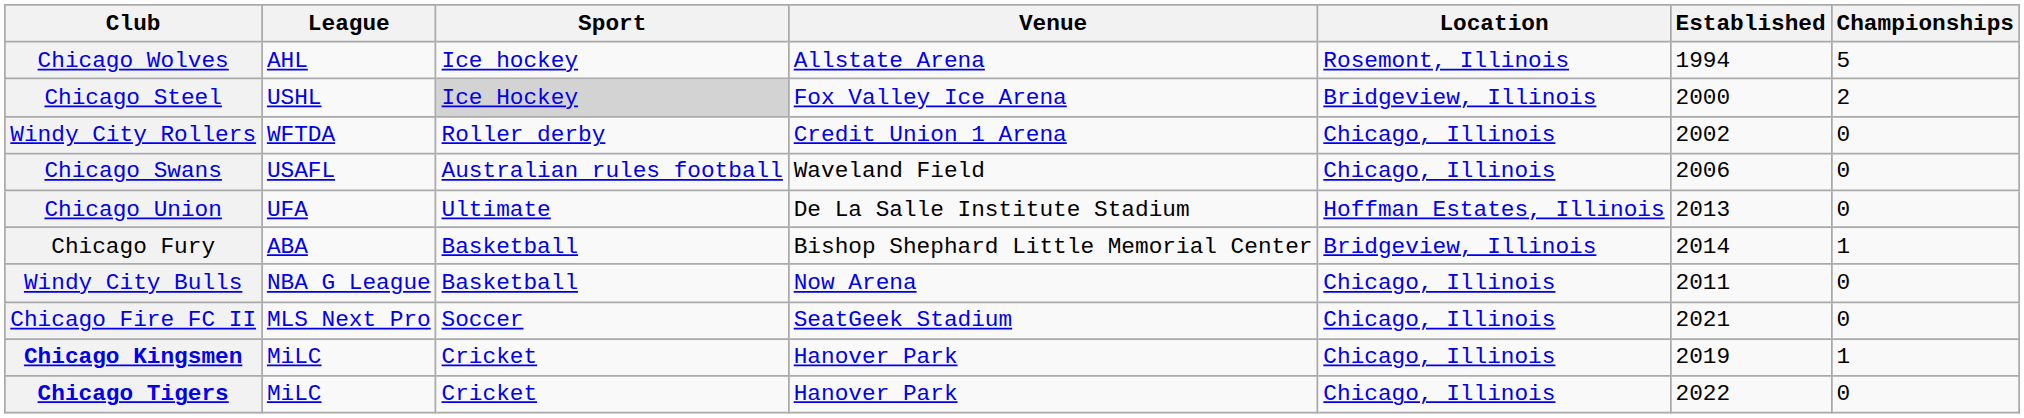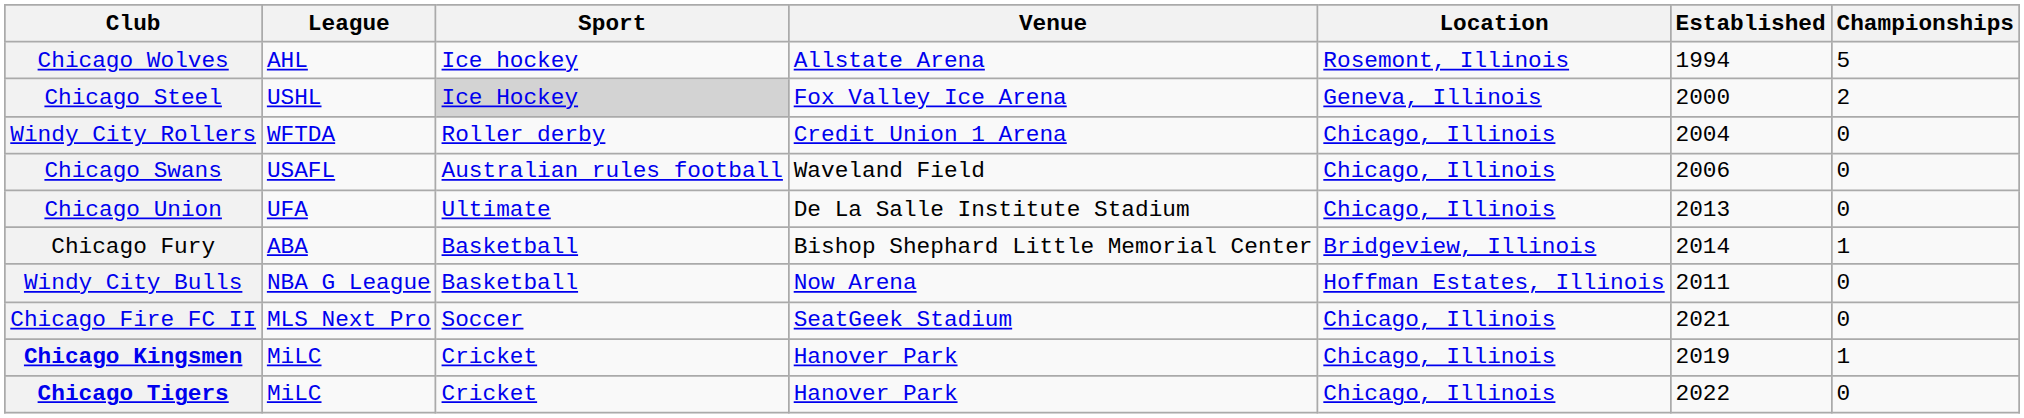(1460, 98) Bridgeview, Illinois -> (1433, 98) Geneva, Illinois
(1703, 135) 2002 -> (1703, 135) 2004
(1494, 209) Hoffman Estates, Illinois -> (1439, 209) Chicago, Illinois
(1439, 283) Chicago, Illinois -> (1494, 283) Hoffman Estates, Illinois
